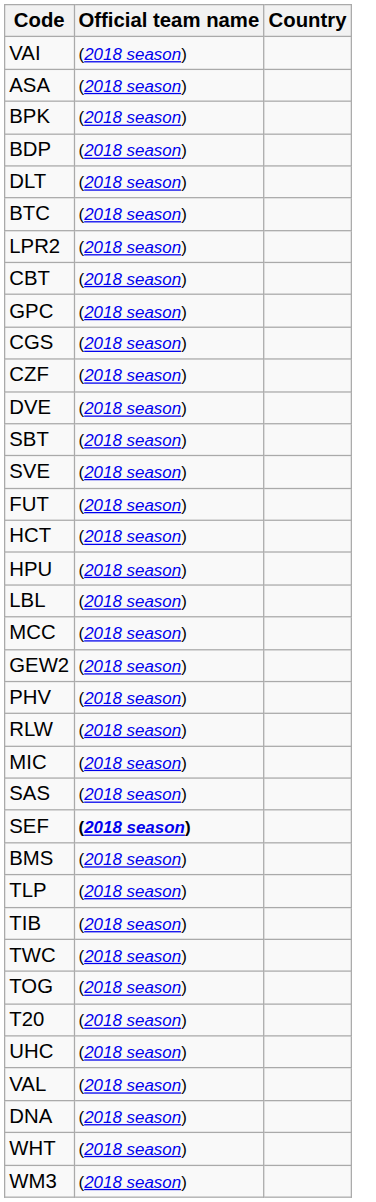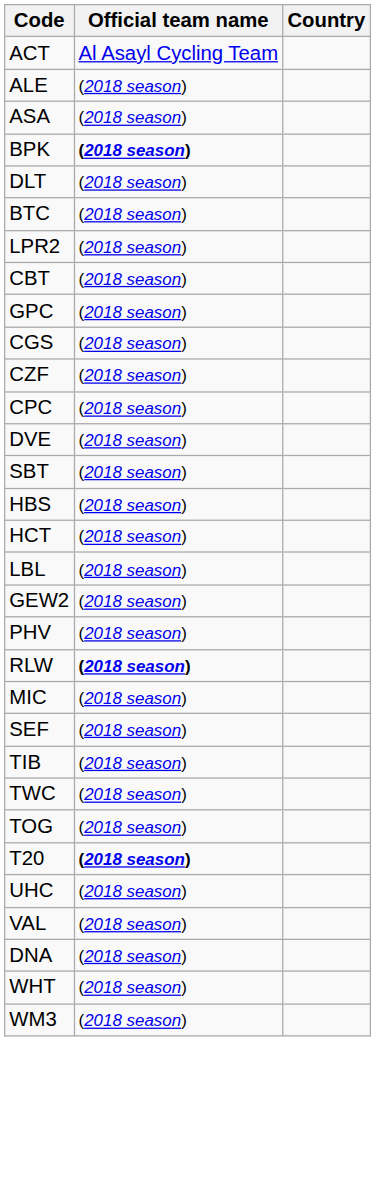+ row: (30, 52)
+ row: (29, 85)
- row: (25, 52)
(133, 118) normal -> (135, 149) bold
- row: (30, 149)
+ row: (31, 407)
- row: (30, 471)
- row: (29, 504)
+ row: (30, 504)
- row: (31, 568)
- row: (32, 632)
(133, 730) normal -> (135, 665) bold
- row: (30, 794)
(135, 826) bold -> (133, 730) normal
- row: (31, 858)
- row: (28, 890)
(133, 1020) normal -> (135, 858) bold
